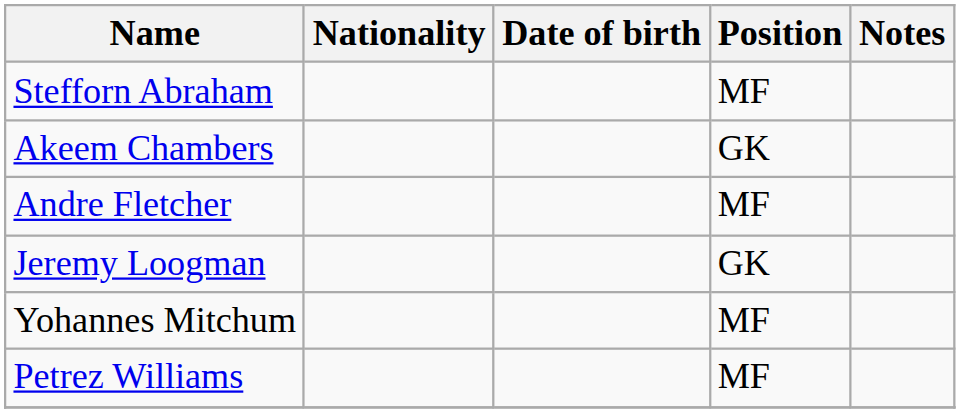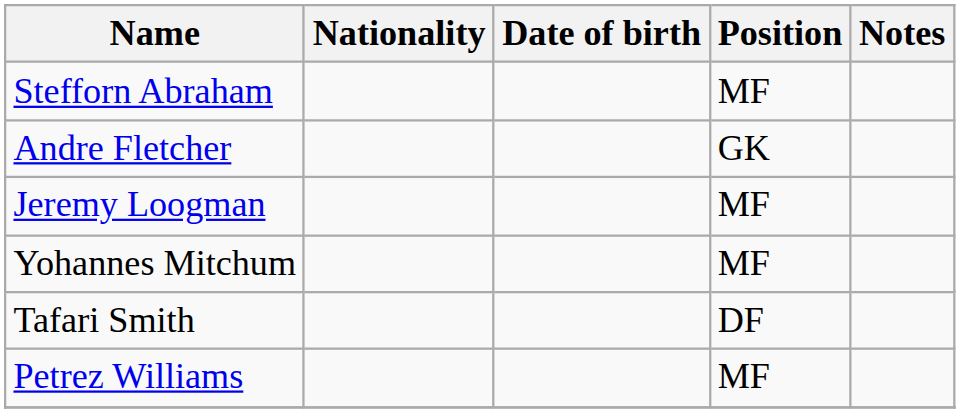- row: (144, 147)
(744, 205) MF -> (744, 147) GK
(744, 262) GK -> (744, 205) MF
+ row: (104, 319)
